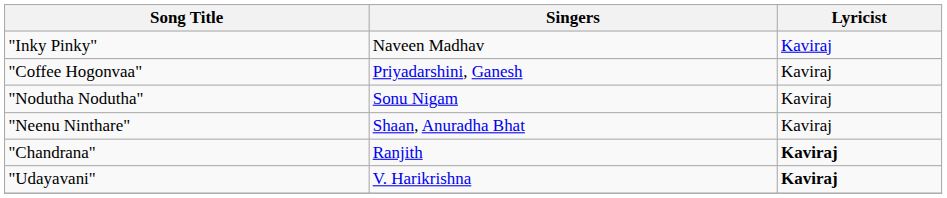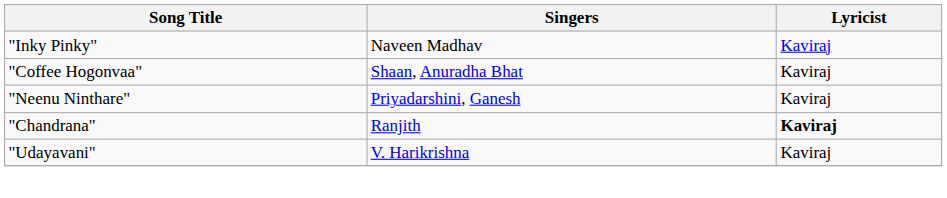(448, 71) Priyadarshini, Ganesh -> (447, 71) Shaan, Anuradha Bhat
- row: (76, 98)
(449, 125) Shaan, Anuradha Bhat -> (446, 98) Priyadarshini, Ganesh
(809, 179) bold -> (806, 152) normal
